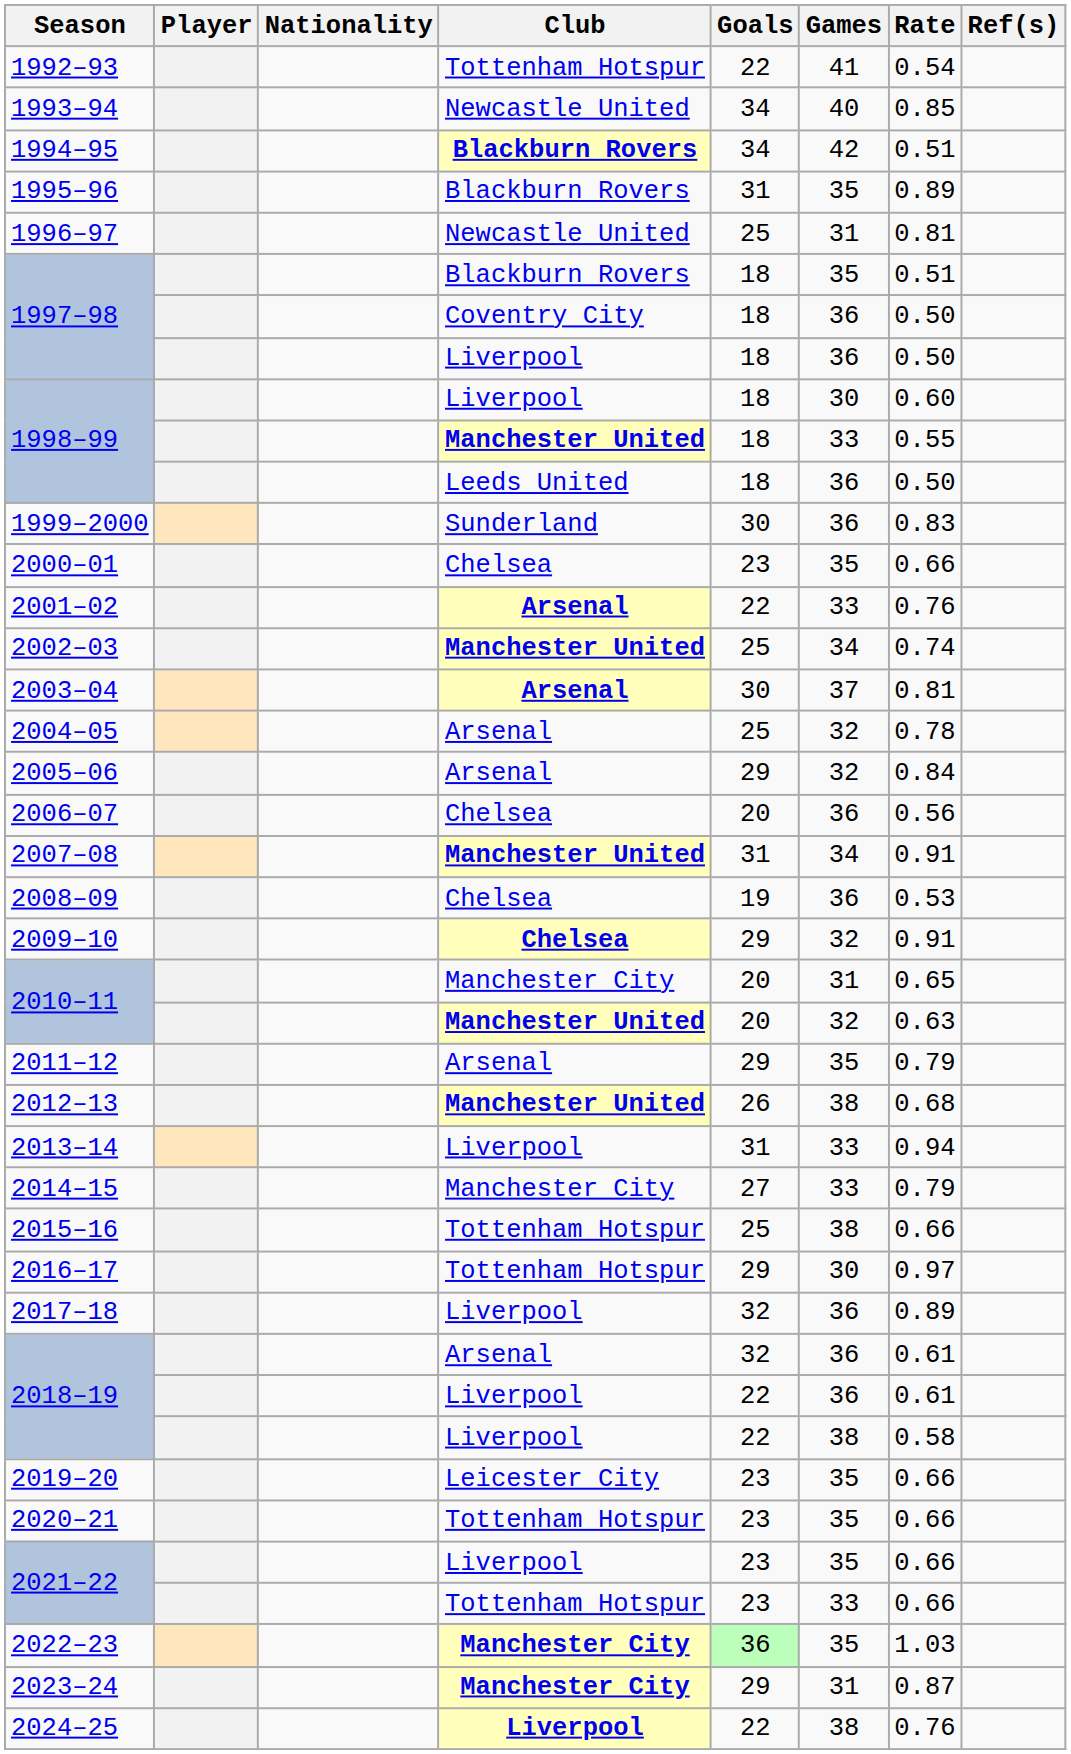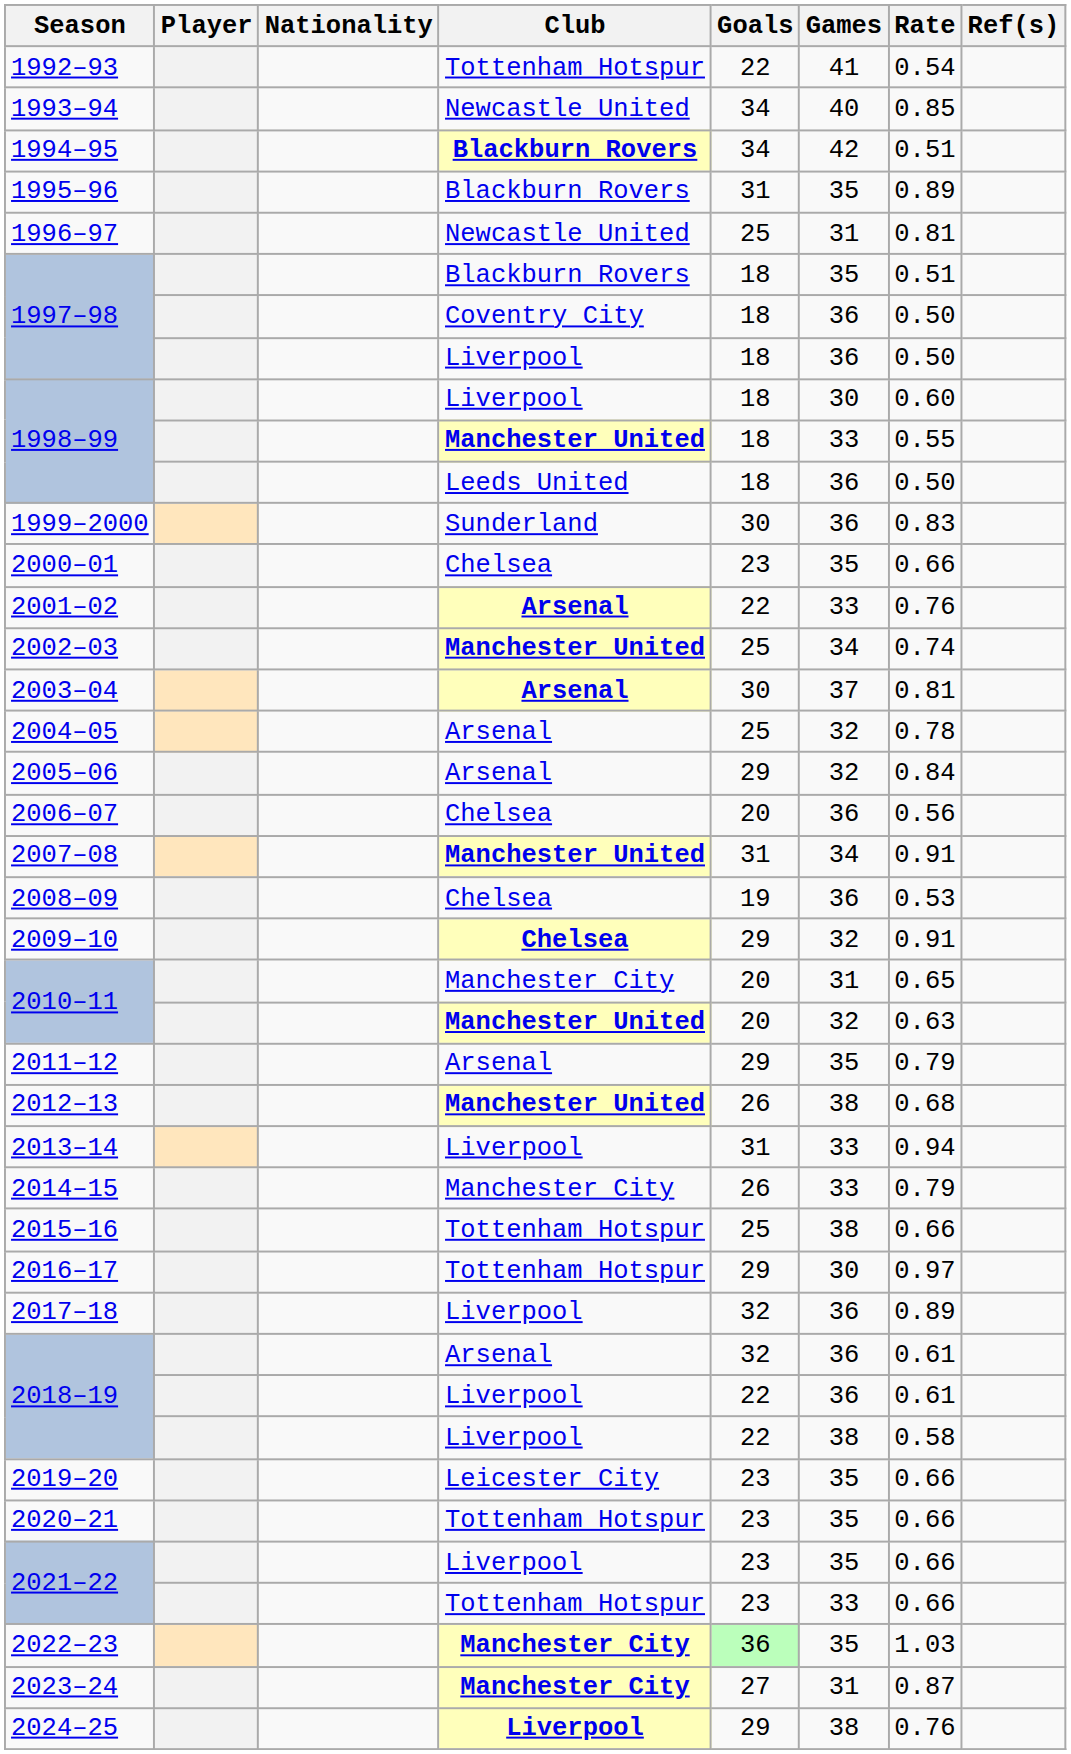(755, 1189) 27 -> (755, 1189) 26
(755, 1687) 29 -> (755, 1687) 27
(755, 1728) 22 -> (755, 1728) 29
